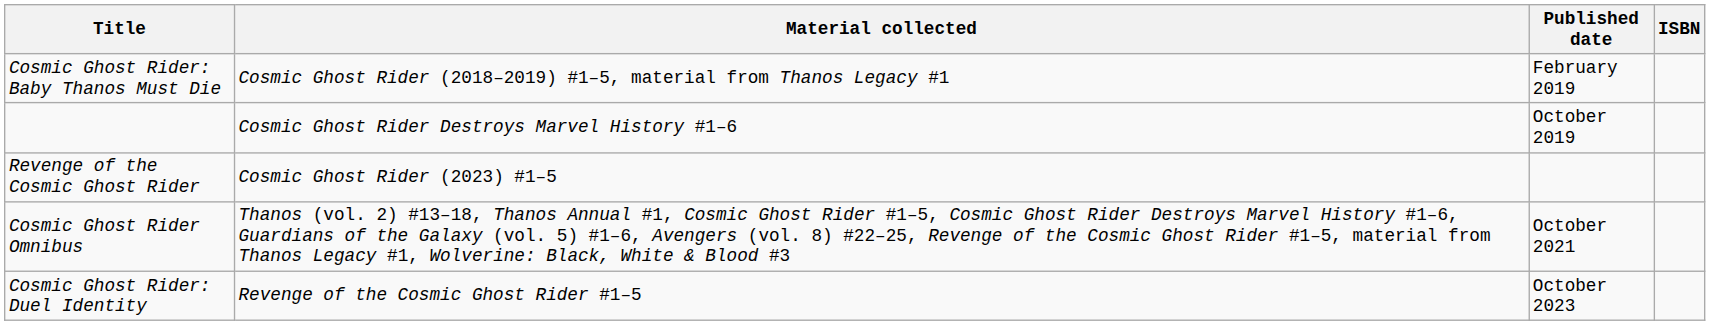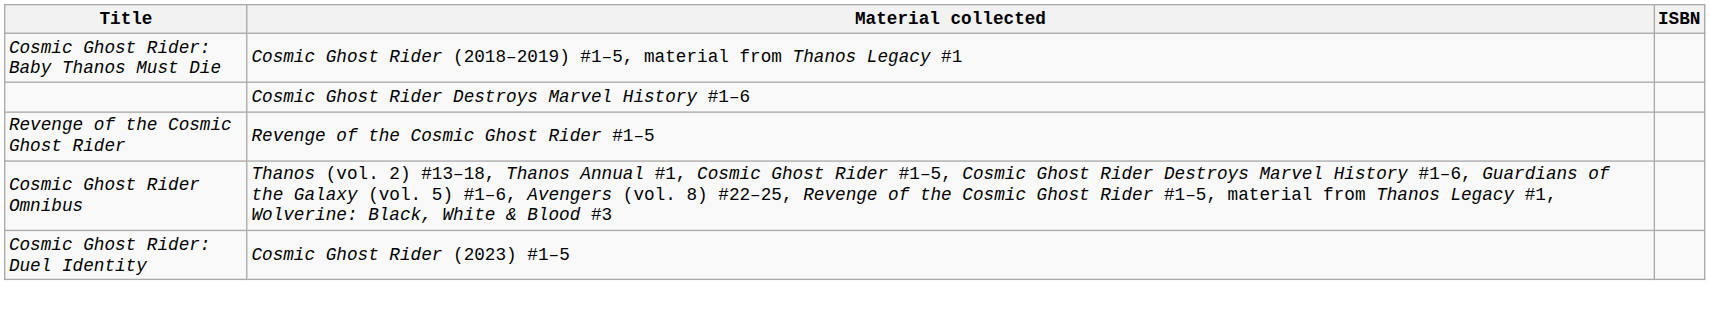- column: (1591, 29)
(398, 177) Cosmic Ghost Rider (2023) #1–5 -> (453, 136) Revenge of the Cosmic Ghost Rider #1–5
(440, 296) Revenge of the Cosmic Ghost Rider #1–5 -> (411, 255) Cosmic Ghost Rider (2023) #1–5
